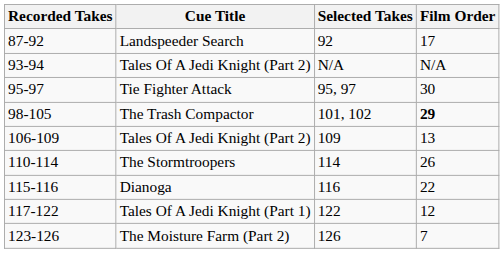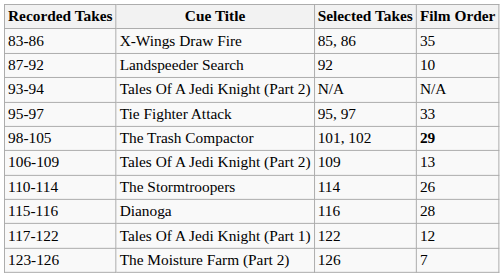+ row: (26, 41)
(428, 41) 17 -> (428, 65) 10
(428, 89) 30 -> (428, 114) 33
(428, 187) 22 -> (428, 211) 28
